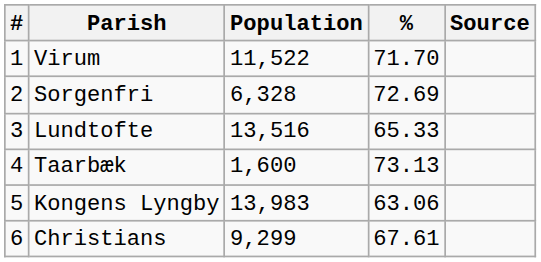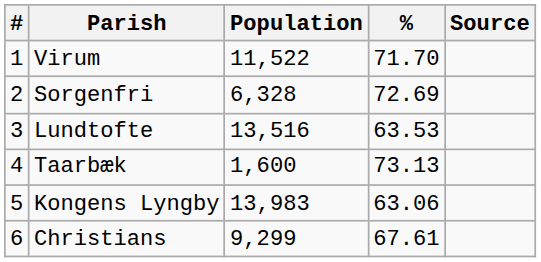(406, 131) 65.33 -> (406, 131) 63.53
